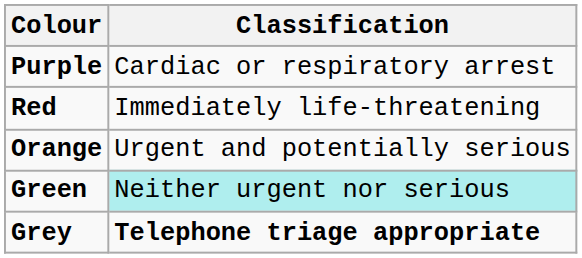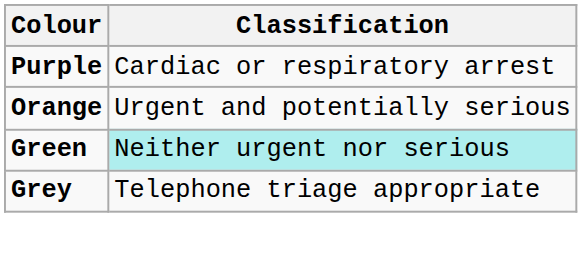- row: (34, 108)
(327, 232) bold -> (327, 191) normal
